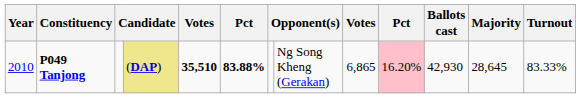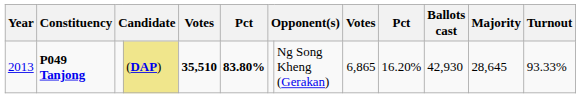(21, 67) 2010 -> (21, 67) 2013
(244, 67) 83.88% -> (244, 67) 83.80%
(401, 67) pink background -> (401, 67) no background
(547, 67) 83.33% -> (547, 67) 93.33%
